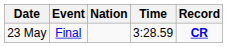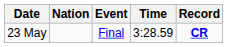columns swapped: (68, 14) <-> (109, 14)
